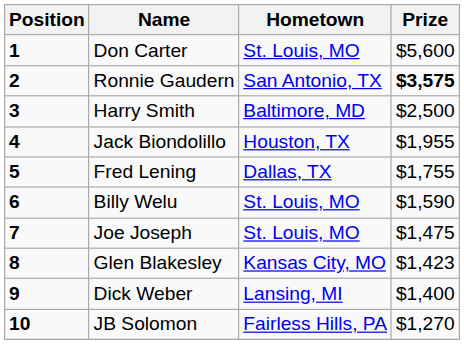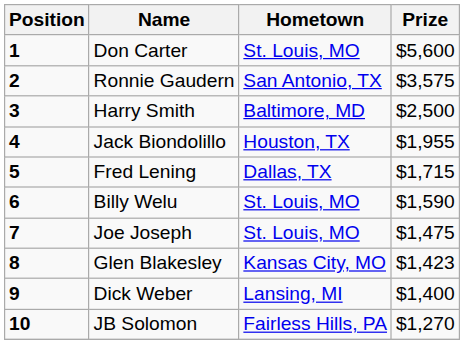(425, 80) bold -> (425, 80) normal
(425, 171) $1,755 -> (425, 171) $1,715
